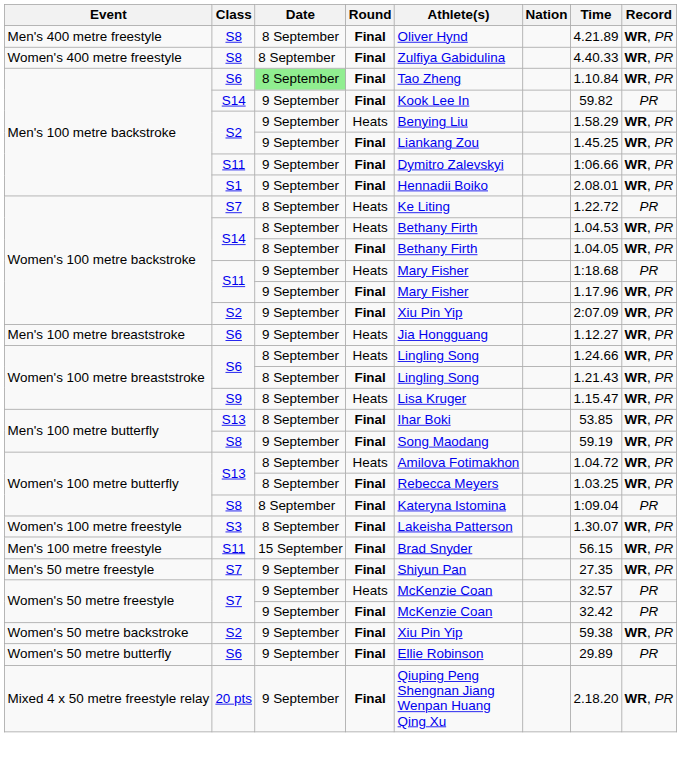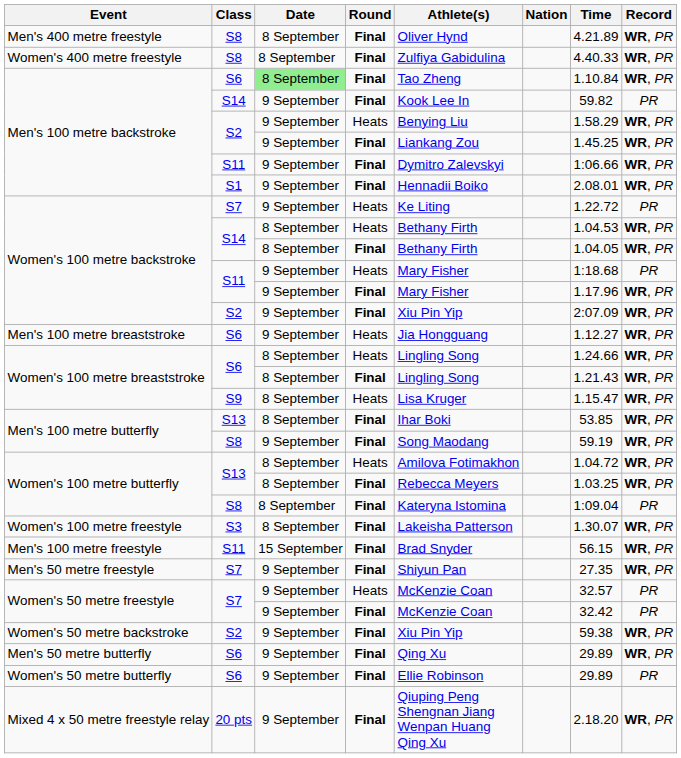(300, 206) 8 September -> (300, 206) 9 September
+ row: (79, 654)
